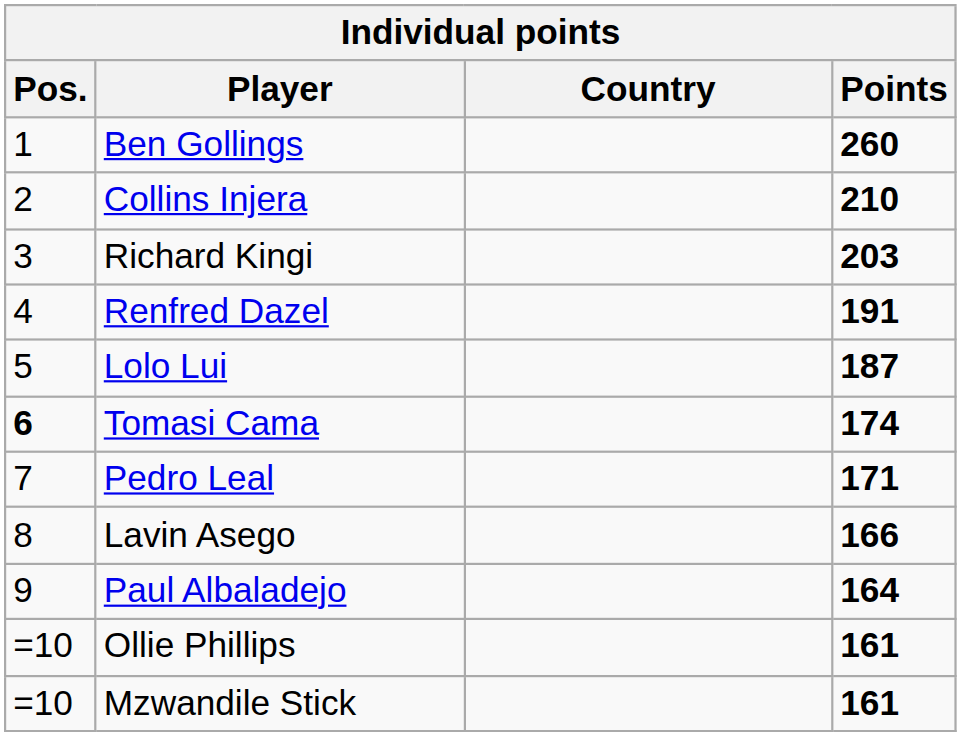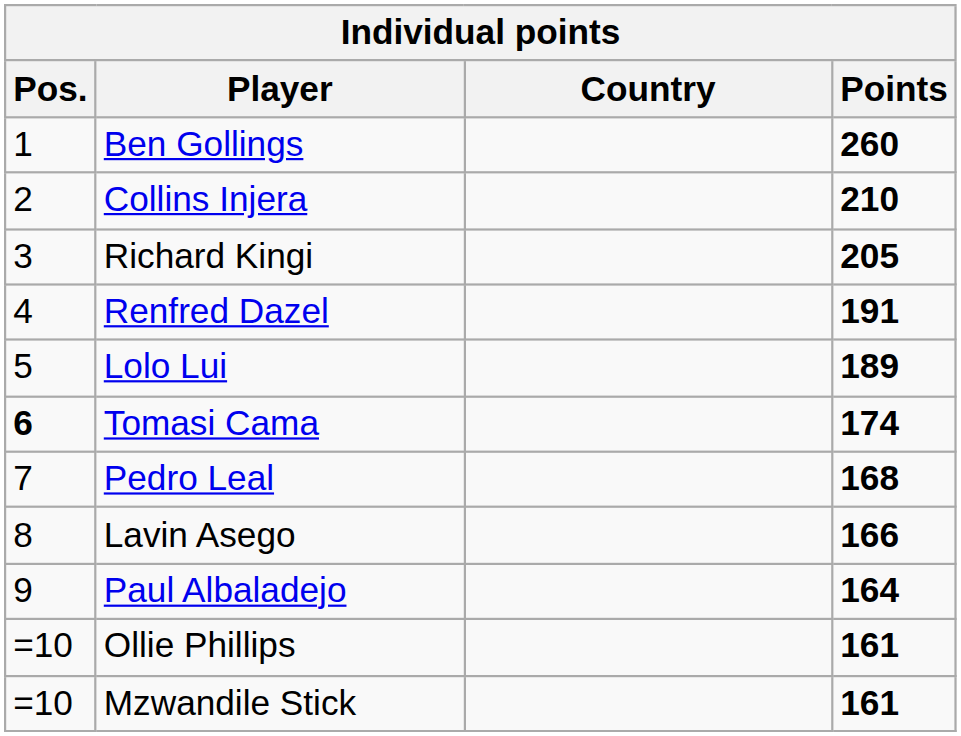(870, 255) 203 -> (870, 255) 205
(870, 367) 187 -> (870, 367) 189
(870, 479) 171 -> (870, 479) 168
